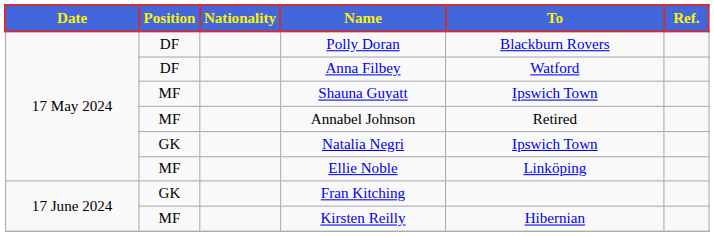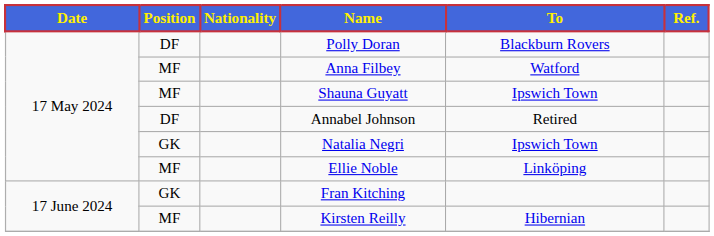(170, 69) DF -> (170, 69) MF
(170, 119) MF -> (170, 119) DF
